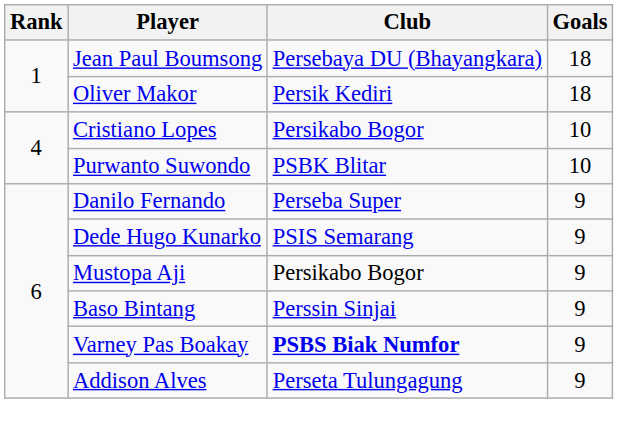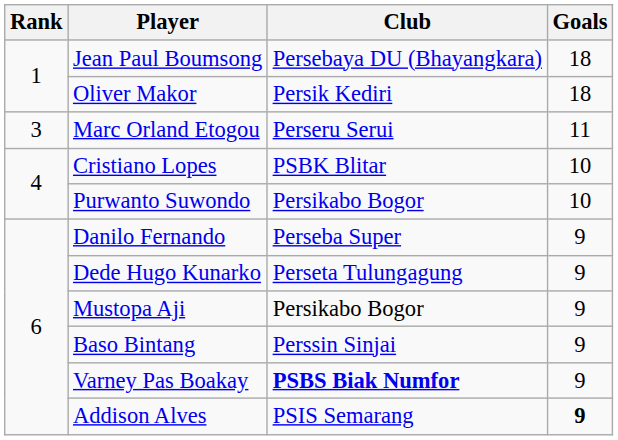+ row: (166, 129)
(348, 129) Persikabo Bogor -> (329, 165) PSBK Blitar
(329, 165) PSBK Blitar -> (348, 201) Persikabo Bogor
(343, 237) PSIS Semarang -> (368, 272) Perseta Tulungagung
(368, 380) Perseta Tulungagung -> (343, 415) PSIS Semarang
(580, 380) normal -> (580, 415) bold
